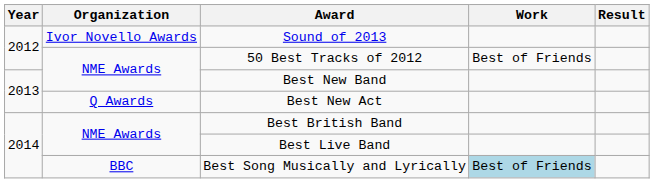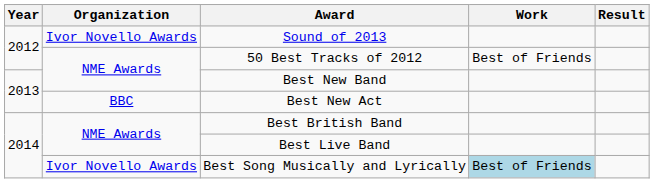(121, 102) Q Awards -> (121, 102) BBC
(121, 167) BBC -> (121, 167) Ivor Novello Awards
